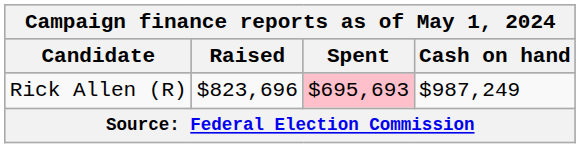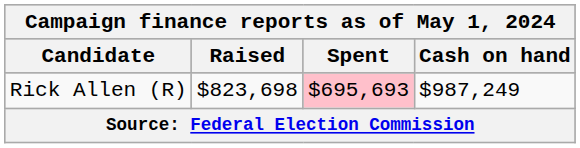(247, 91) $823,696 -> (247, 91) $823,698
